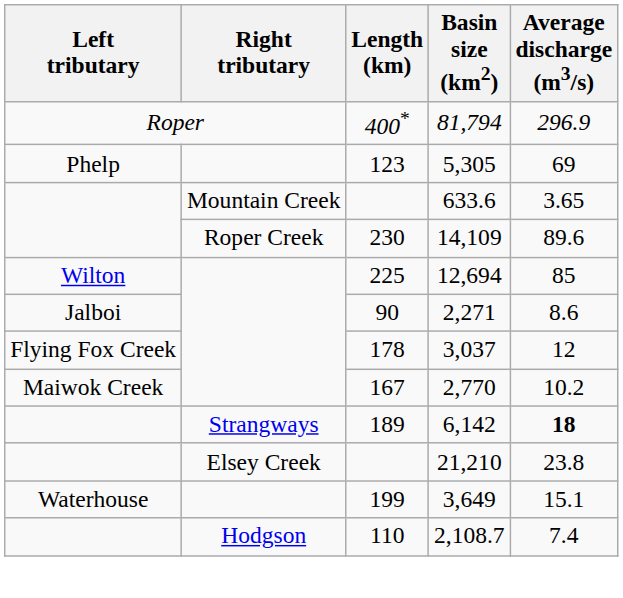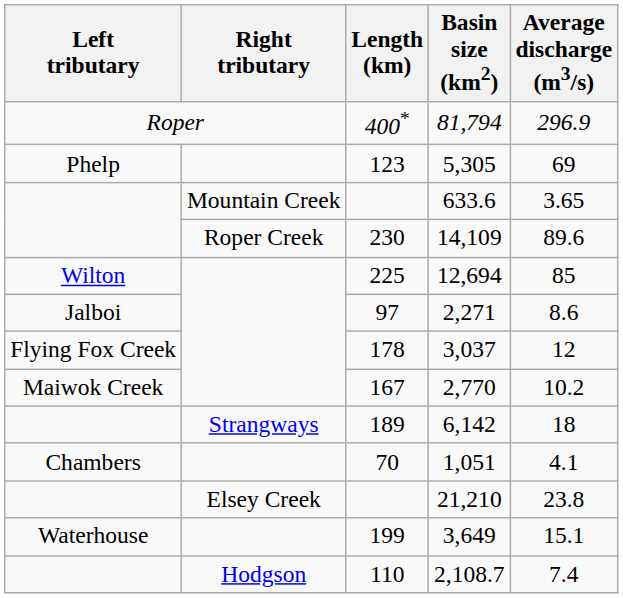(387, 312) 90 -> (387, 312) 97
(564, 424) bold -> (564, 424) normal
+ row: (469, 461)
